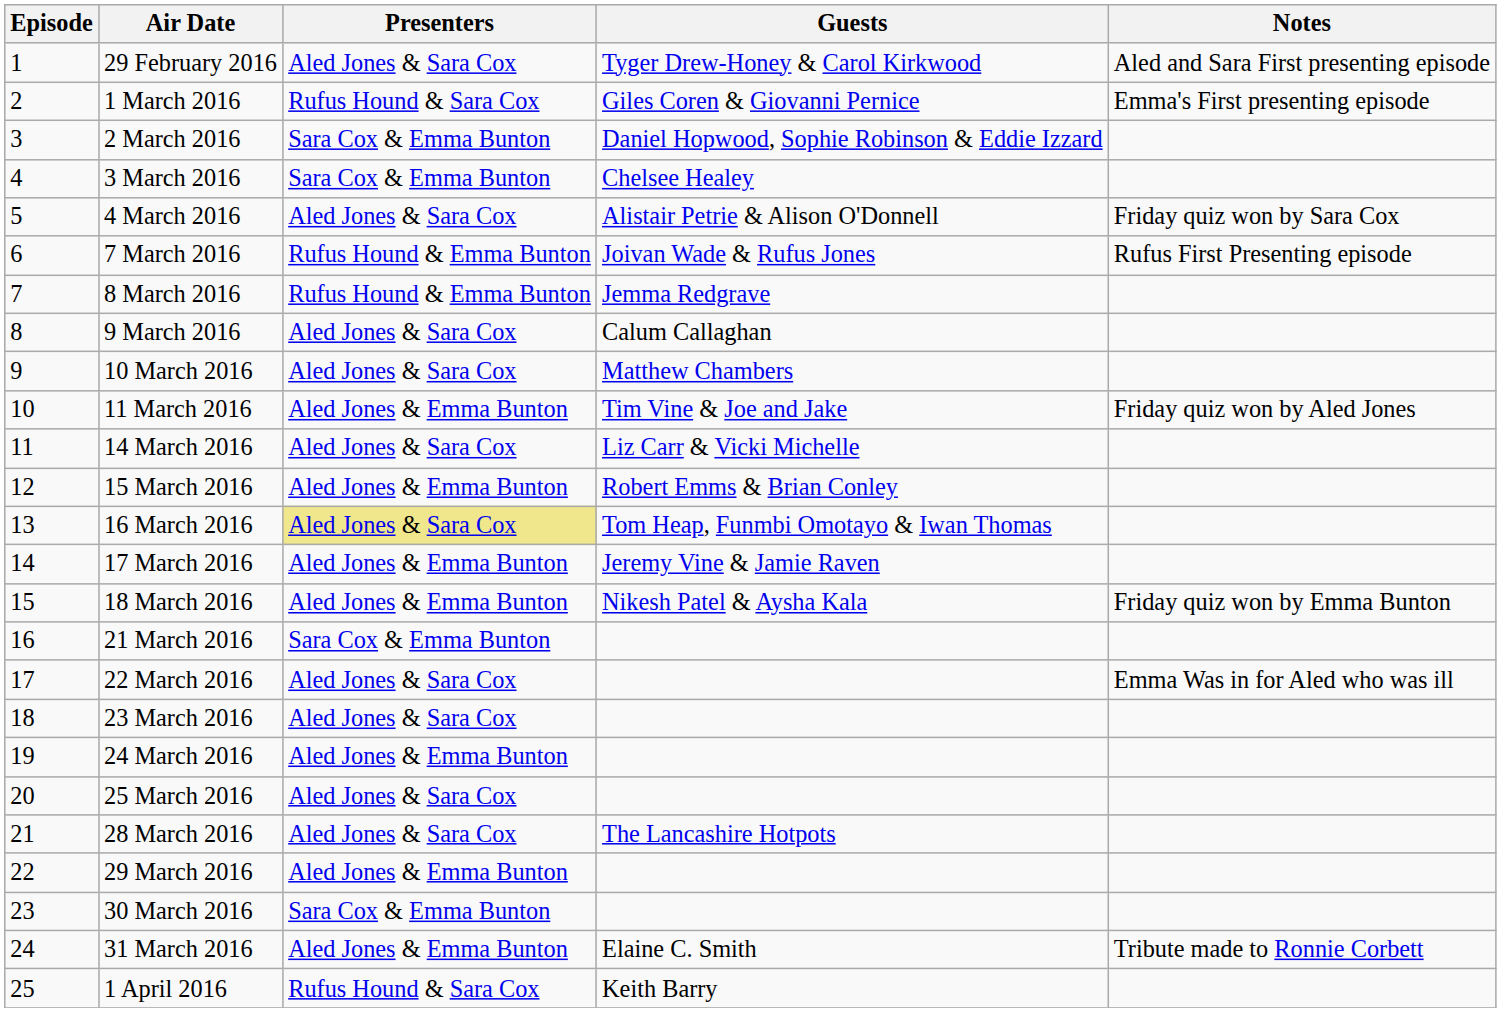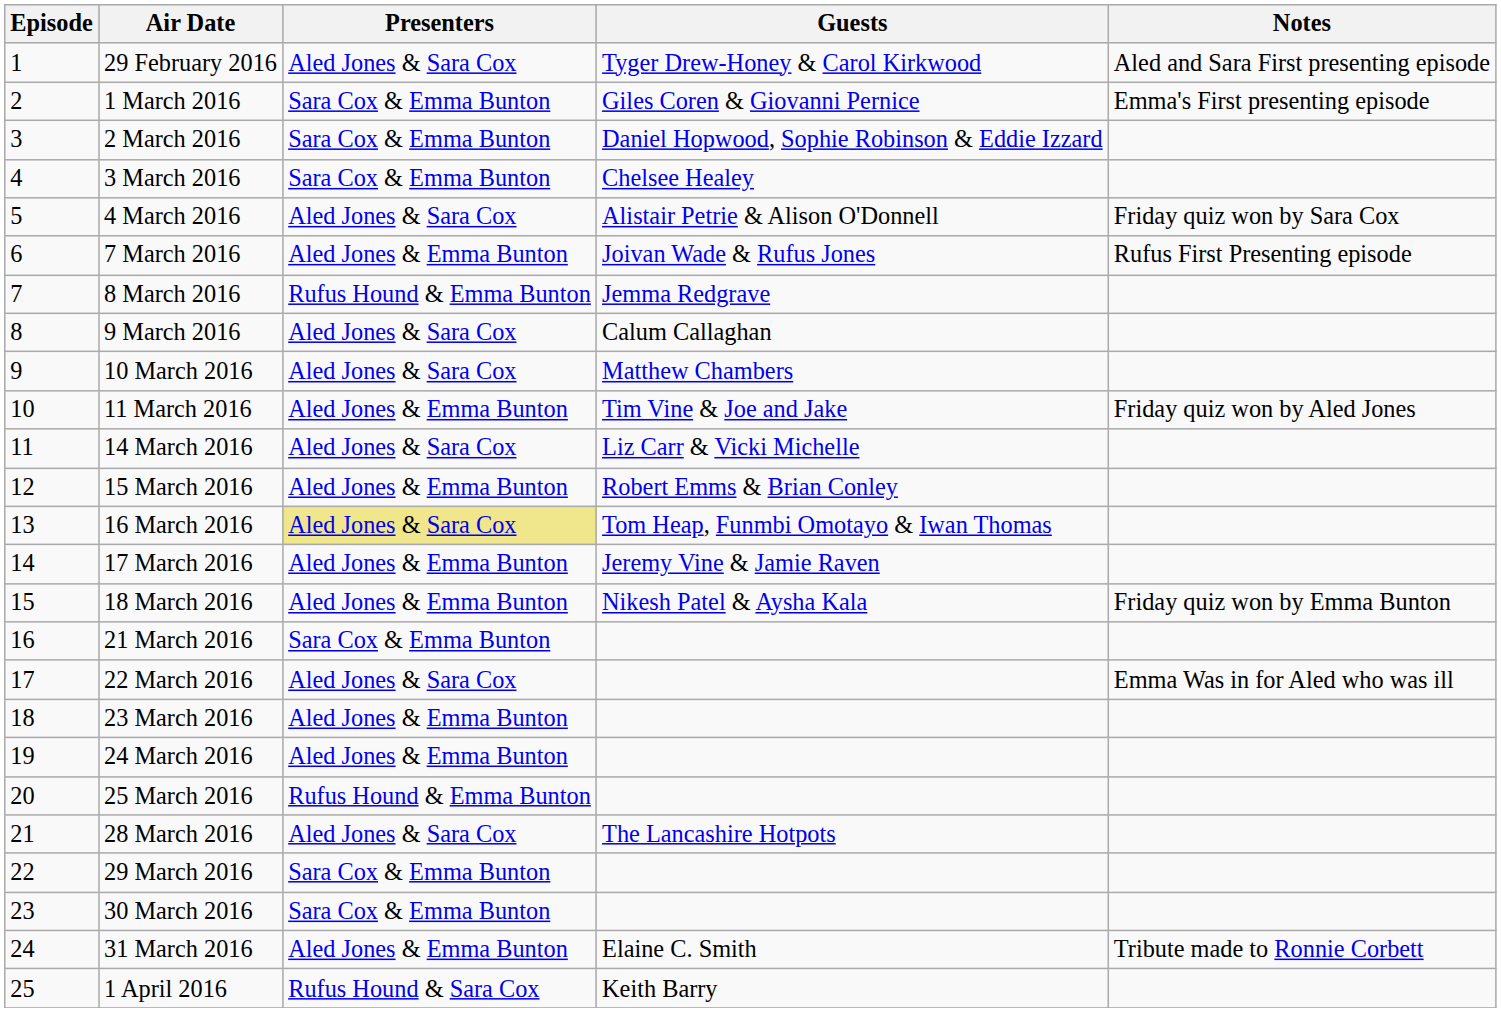(414, 100) Rufus Hound & Sara Cox -> (419, 100) Sara Cox & Emma Bunton
(440, 255) Rufus Hound & Emma Bunton -> (428, 255) Aled Jones & Emma Bunton
(402, 718) Aled Jones & Sara Cox -> (428, 718) Aled Jones & Emma Bunton
(402, 795) Aled Jones & Sara Cox -> (440, 795) Rufus Hound & Emma Bunton
(428, 872) Aled Jones & Emma Bunton -> (419, 872) Sara Cox & Emma Bunton
